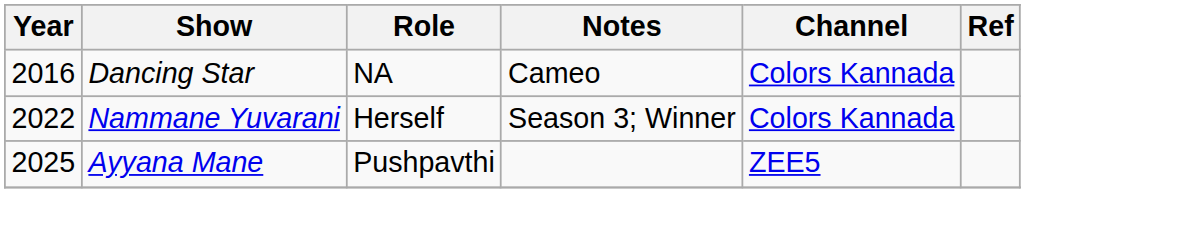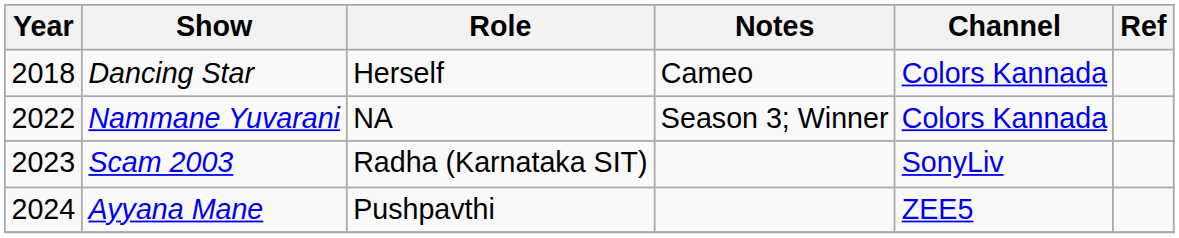(43, 72) 2016 -> (43, 72) 2018
(373, 72) NA -> (398, 72) Herself
(398, 118) Herself -> (373, 118) NA
+ row: (161, 163)
(43, 163) 2025 -> (43, 208) 2024
